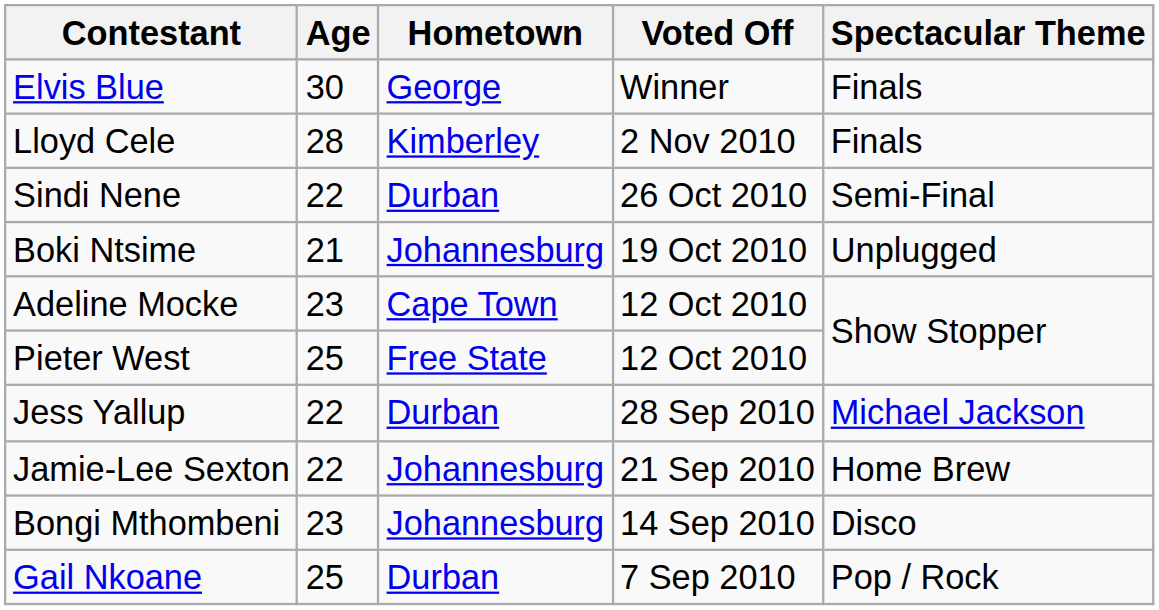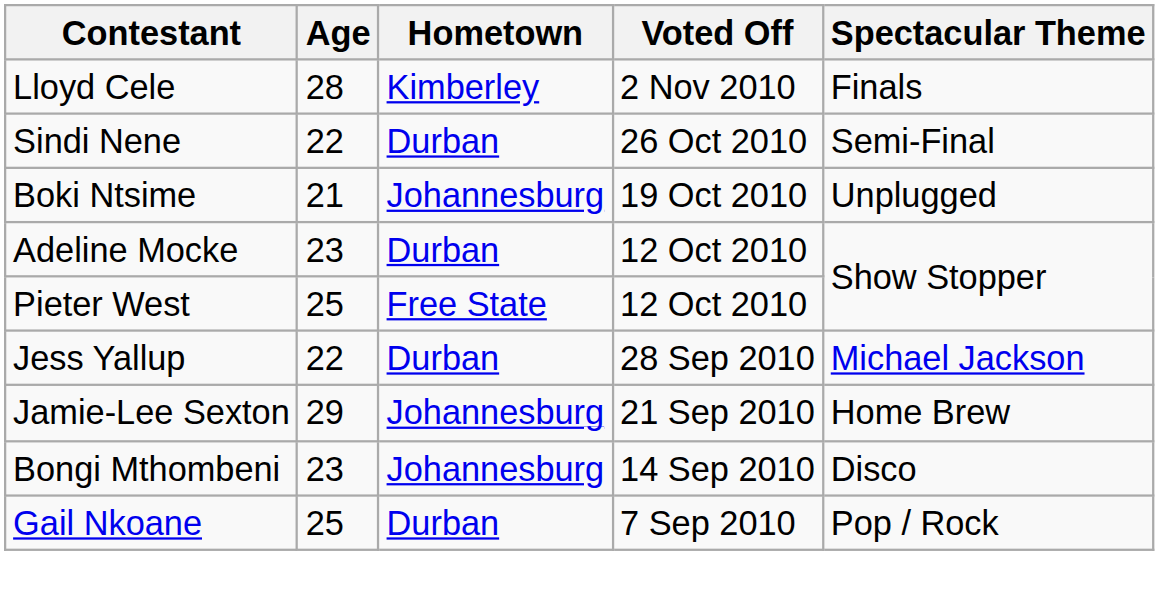- row: (88, 87)
(472, 304) Cape Town -> (443, 250) Durban
(325, 468) 22 -> (325, 413) 29
